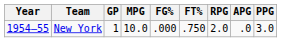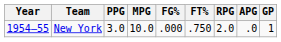columns swapped: (113, 13) <-> (265, 13)
